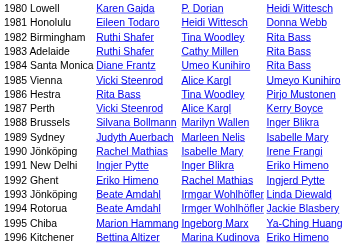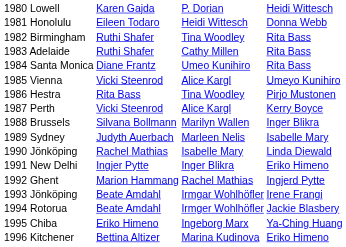(295, 151) Irene Frangi -> (299, 151) Linda Diewald
(127, 180) Eriko Himeno -> (137, 180) Marion Hammang
(299, 194) Linda Diewald -> (295, 194) Irene Frangi
(137, 223) Marion Hammang -> (127, 223) Eriko Himeno
